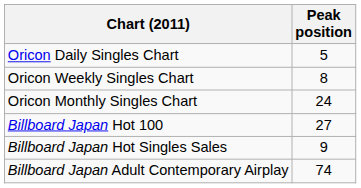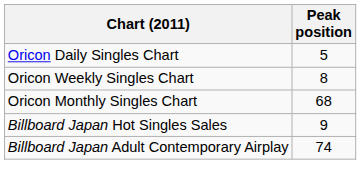(324, 101) 24 -> (324, 101) 68
- row: (86, 124)
